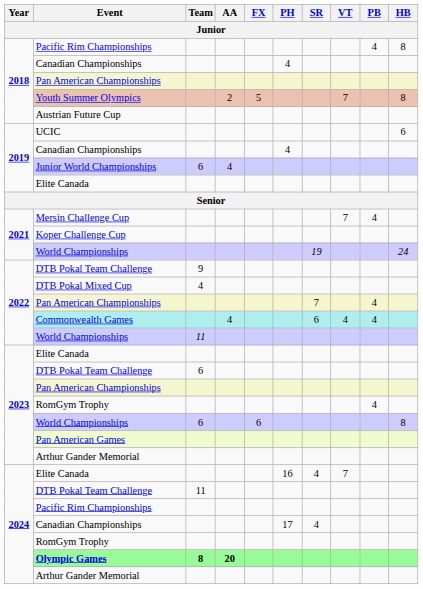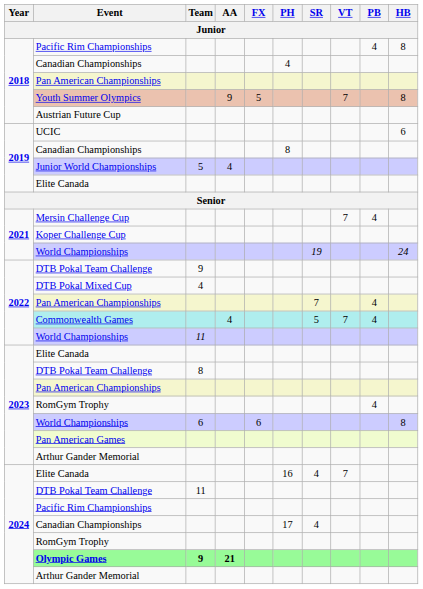(230, 98) 2 -> (230, 98) 9
(287, 149) 4 -> (287, 149) 8
(201, 166) 6 -> (201, 166) 5
(316, 319) 6 -> (316, 319) 5
(345, 319) 4 -> (345, 319) 7
(201, 371) 6 -> (201, 371) 8
(201, 558) 8 -> (201, 558) 9
(230, 558) 20 -> (230, 558) 21
